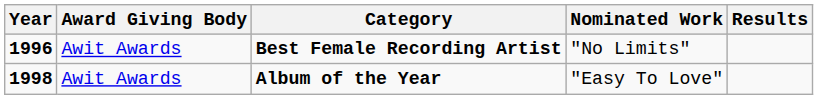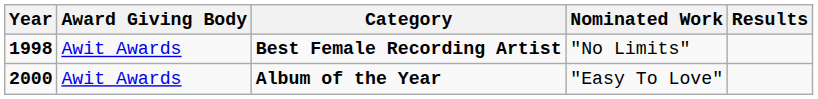(31, 49) 1996 -> (31, 49) 1998
(31, 79) 1998 -> (31, 79) 2000
